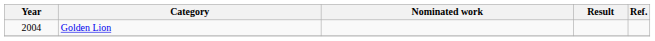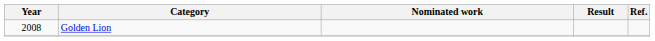(31, 28) 2004 -> (31, 28) 2008
